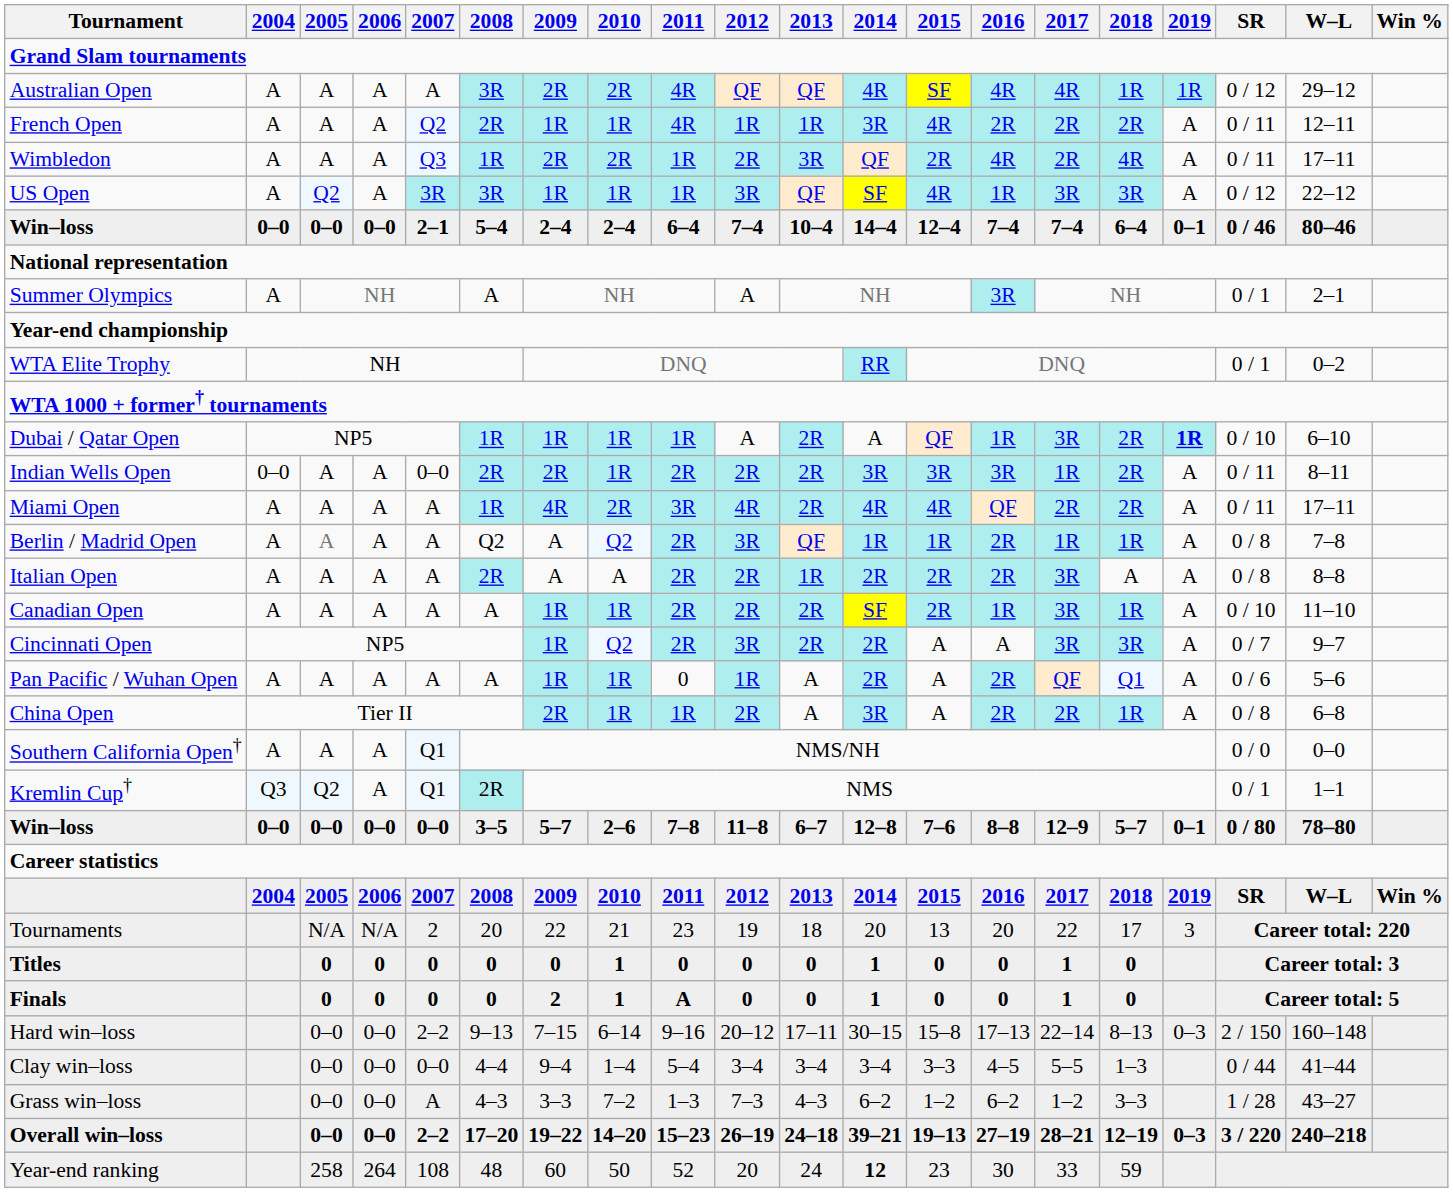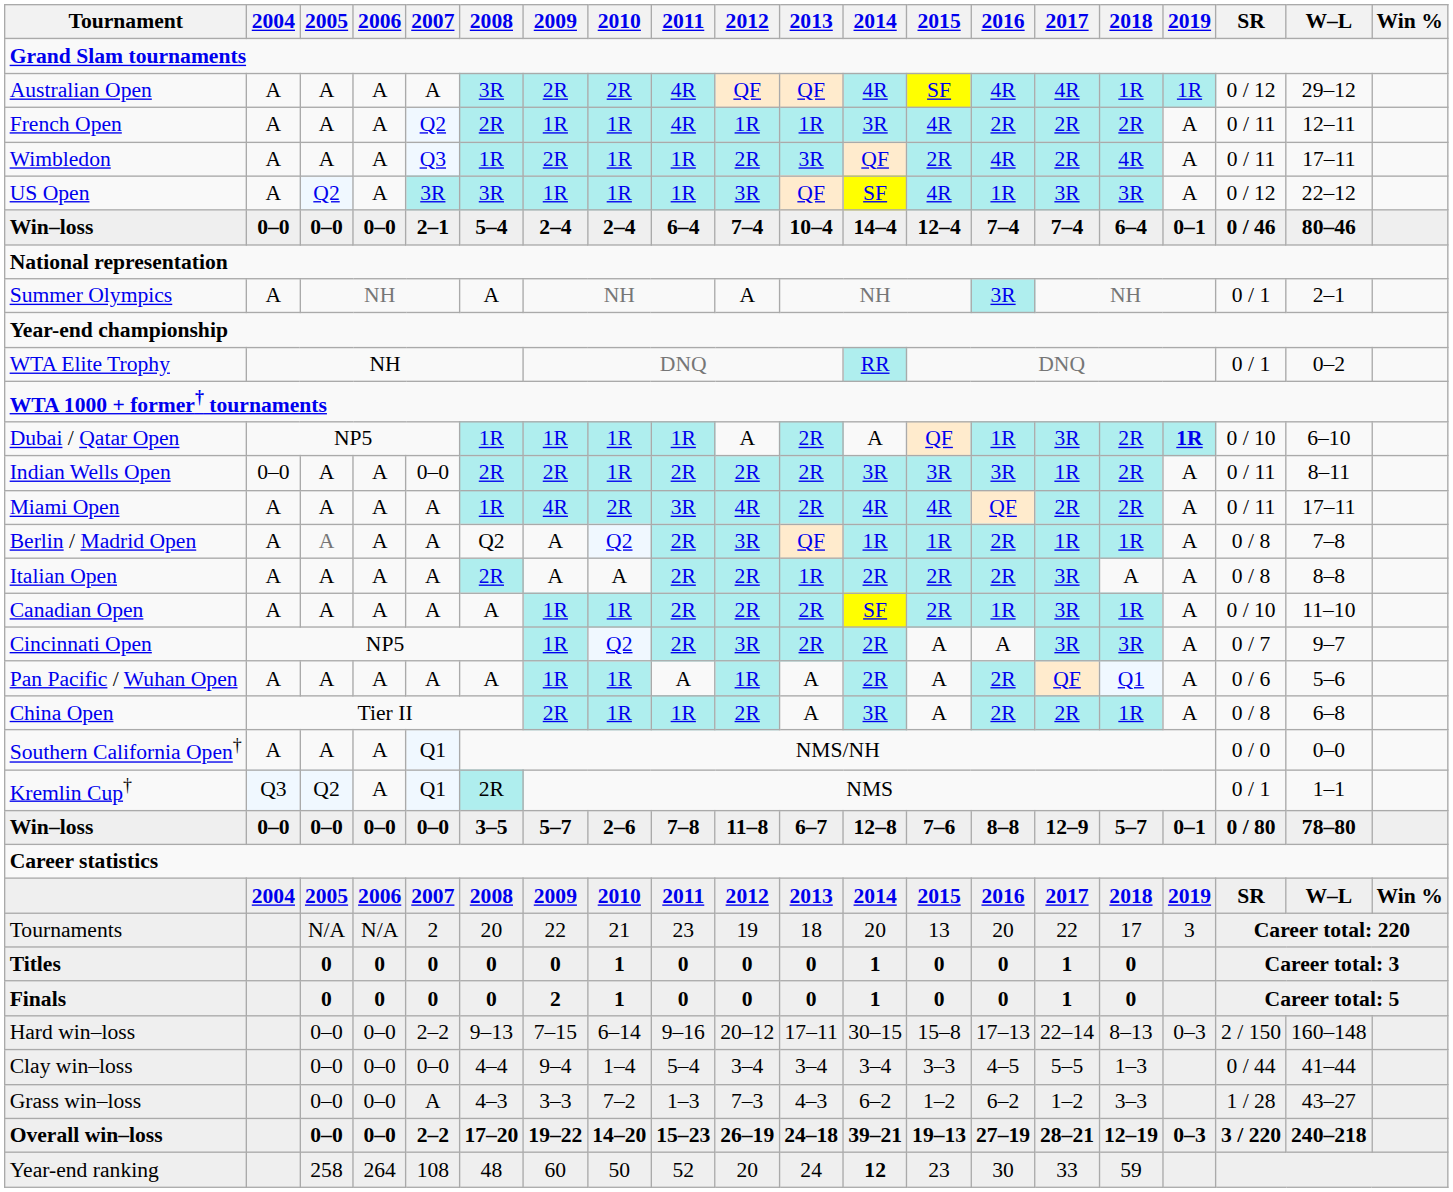(619, 158) 2R -> (619, 158) 1R
(683, 678) 0 -> (683, 678) A
(683, 998) A -> (683, 998) 0
